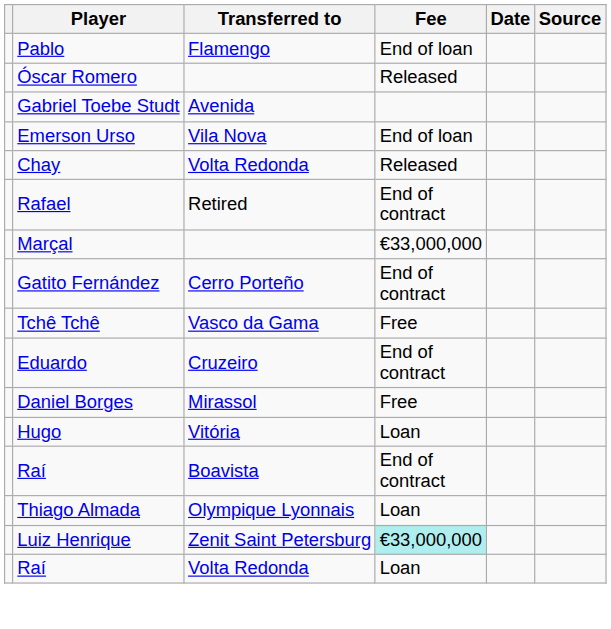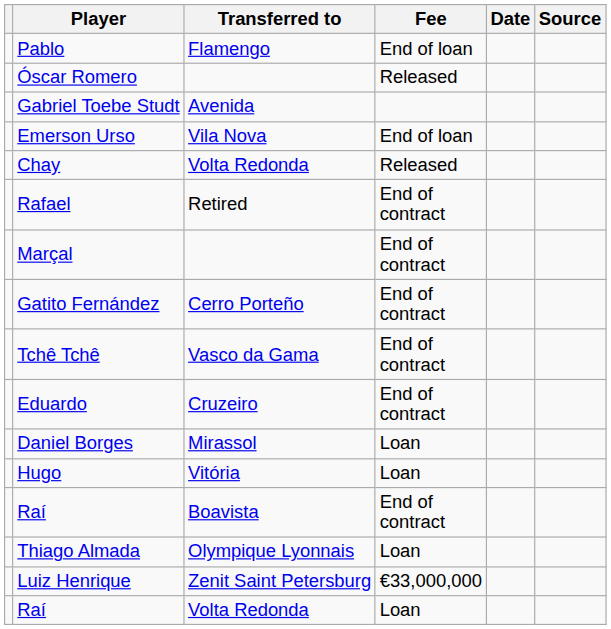(431, 244) €33,000,000 -> (412, 254) End of contract
(399, 323) Free -> (412, 354) End of contract
(399, 402) Free -> (400, 443) Loan
(431, 539) paleturquoise background -> (431, 581) no background
